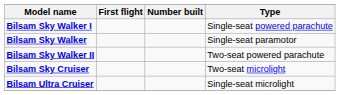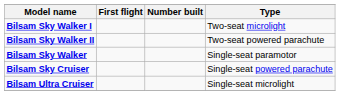(270, 26) Single-seat powered parachute -> (246, 26) Two-seat microlight
rows swapped: (50, 55) <-> (47, 41)
(246, 69) Two-seat microlight -> (270, 69) Single-seat powered parachute
